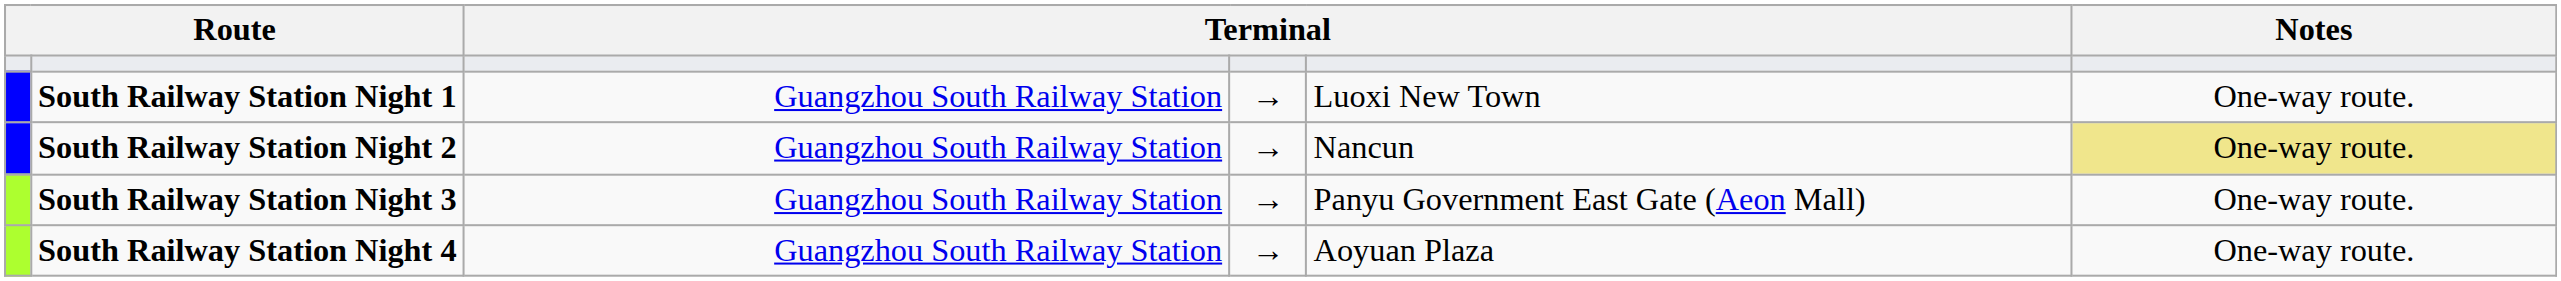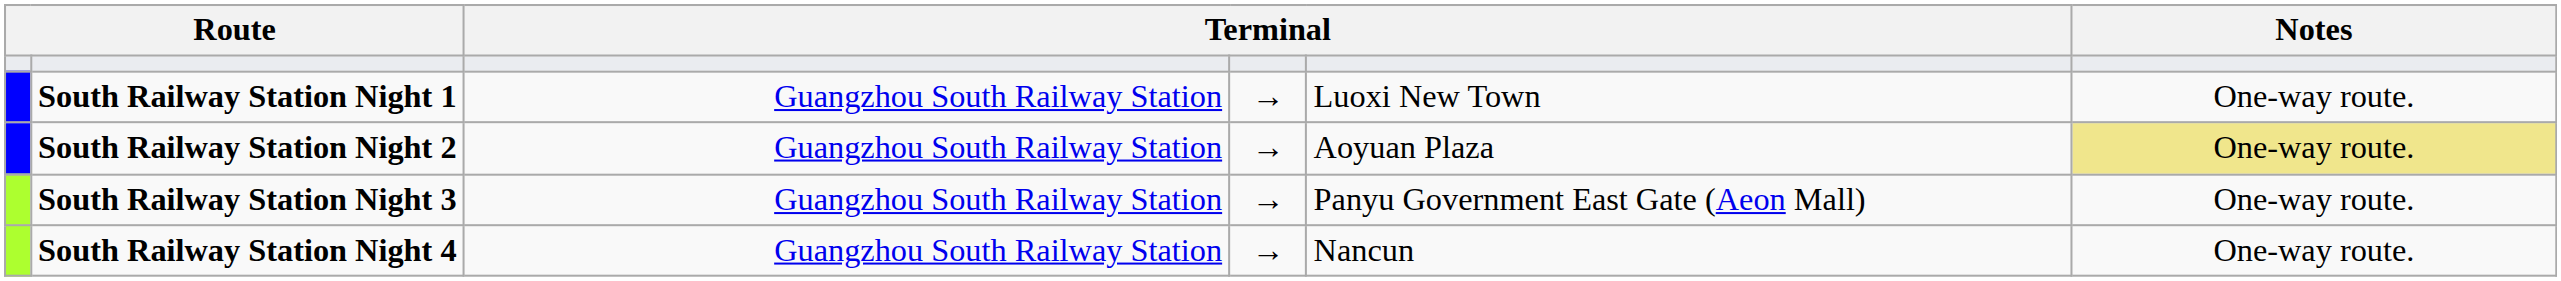(1364, 147) Nancun -> (1404, 147) Aoyuan Plaza
(1404, 250) Aoyuan Plaza -> (1364, 250) Nancun
